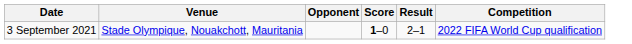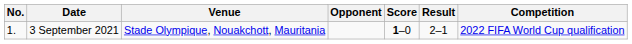+ column: (16, 13)
